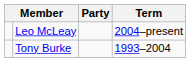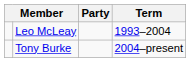(149, 31) 2004–present -> (143, 31) 1993–2004
(143, 48) 1993–2004 -> (149, 48) 2004–present
